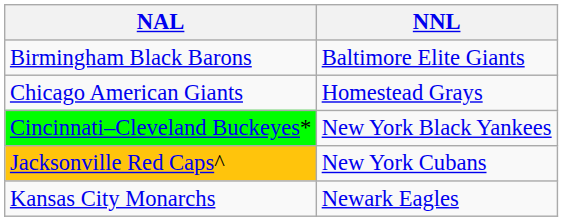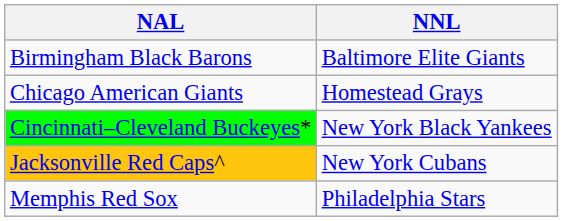- row: (113, 198)
+ row: (94, 198)
